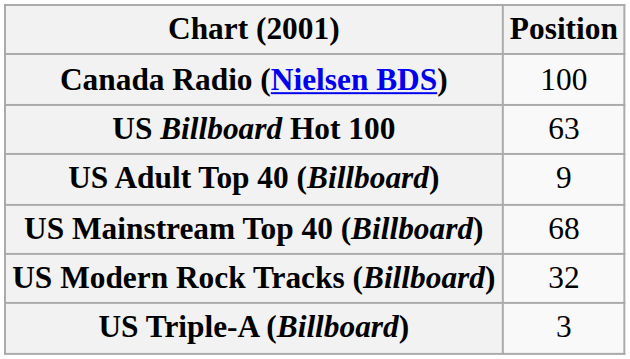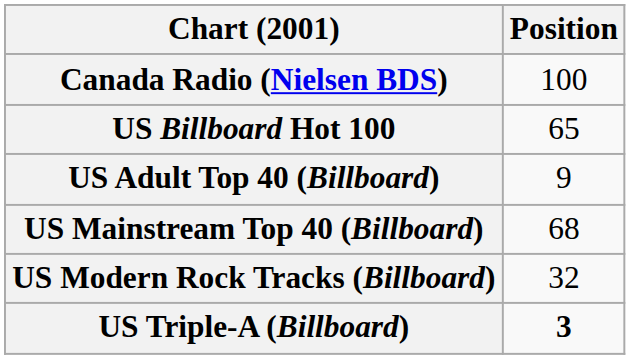(564, 128) 63 -> (564, 128) 65
(564, 327) normal -> (564, 327) bold
